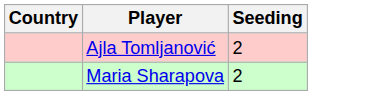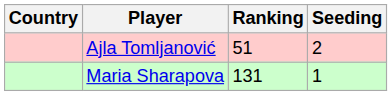+ column: (268, 18)
(237, 76) 2 -> (317, 76) 1
